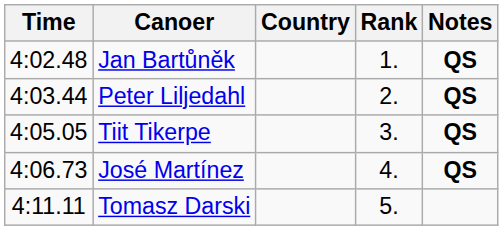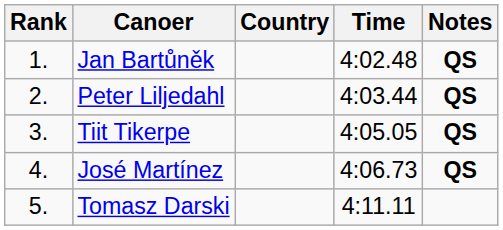columns swapped: (389, 22) <-> (49, 22)
